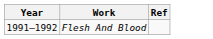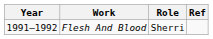+ column: (168, 12)
